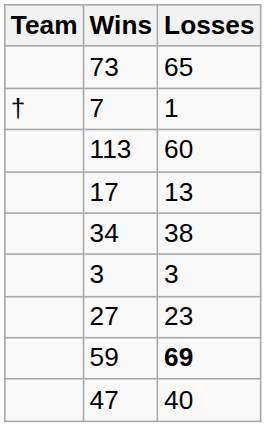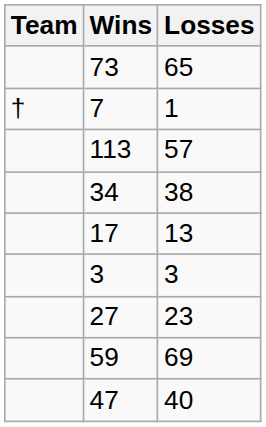(179, 150) 60 -> (179, 150) 57
rows swapped: (104, 191) <-> (104, 233)
(179, 358) bold -> (179, 358) normal
